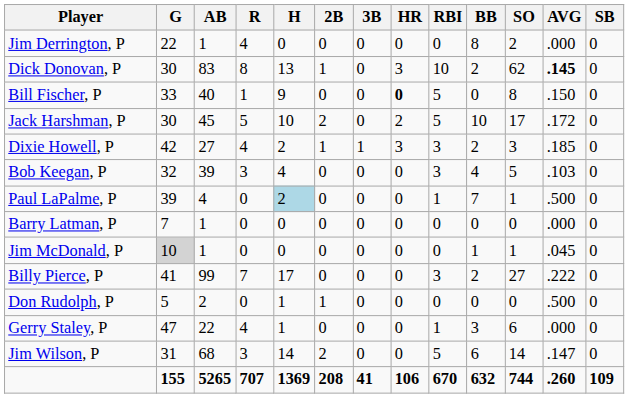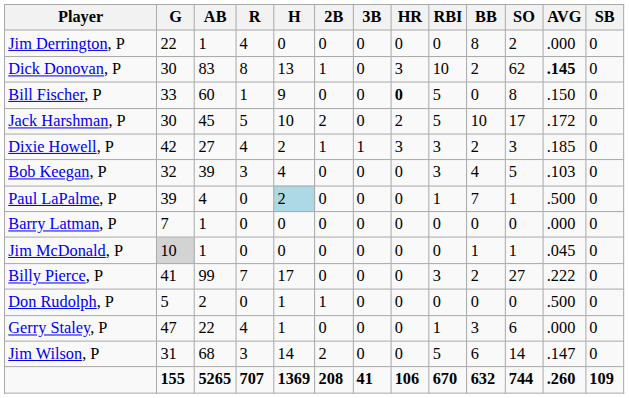(207, 95) 40 -> (207, 95) 60
